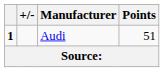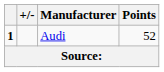(150, 35) 51 -> (150, 35) 52
